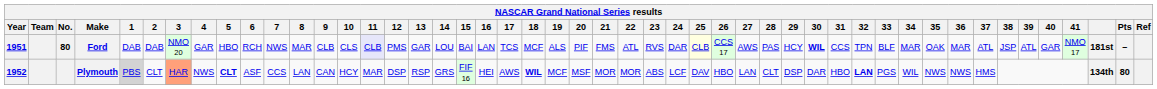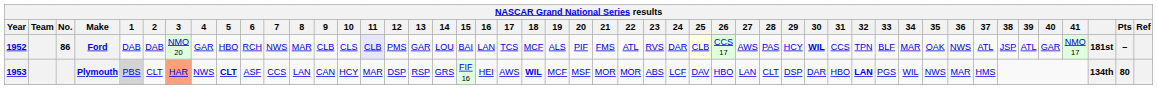(17, 47) 1951 -> (17, 47) 1952
(65, 47) 80 -> (65, 47) 86
(961, 47) MAR -> (961, 47) NWS
(17, 72) 1952 -> (17, 72) 1953
(961, 72) NWS -> (961, 72) MAR
